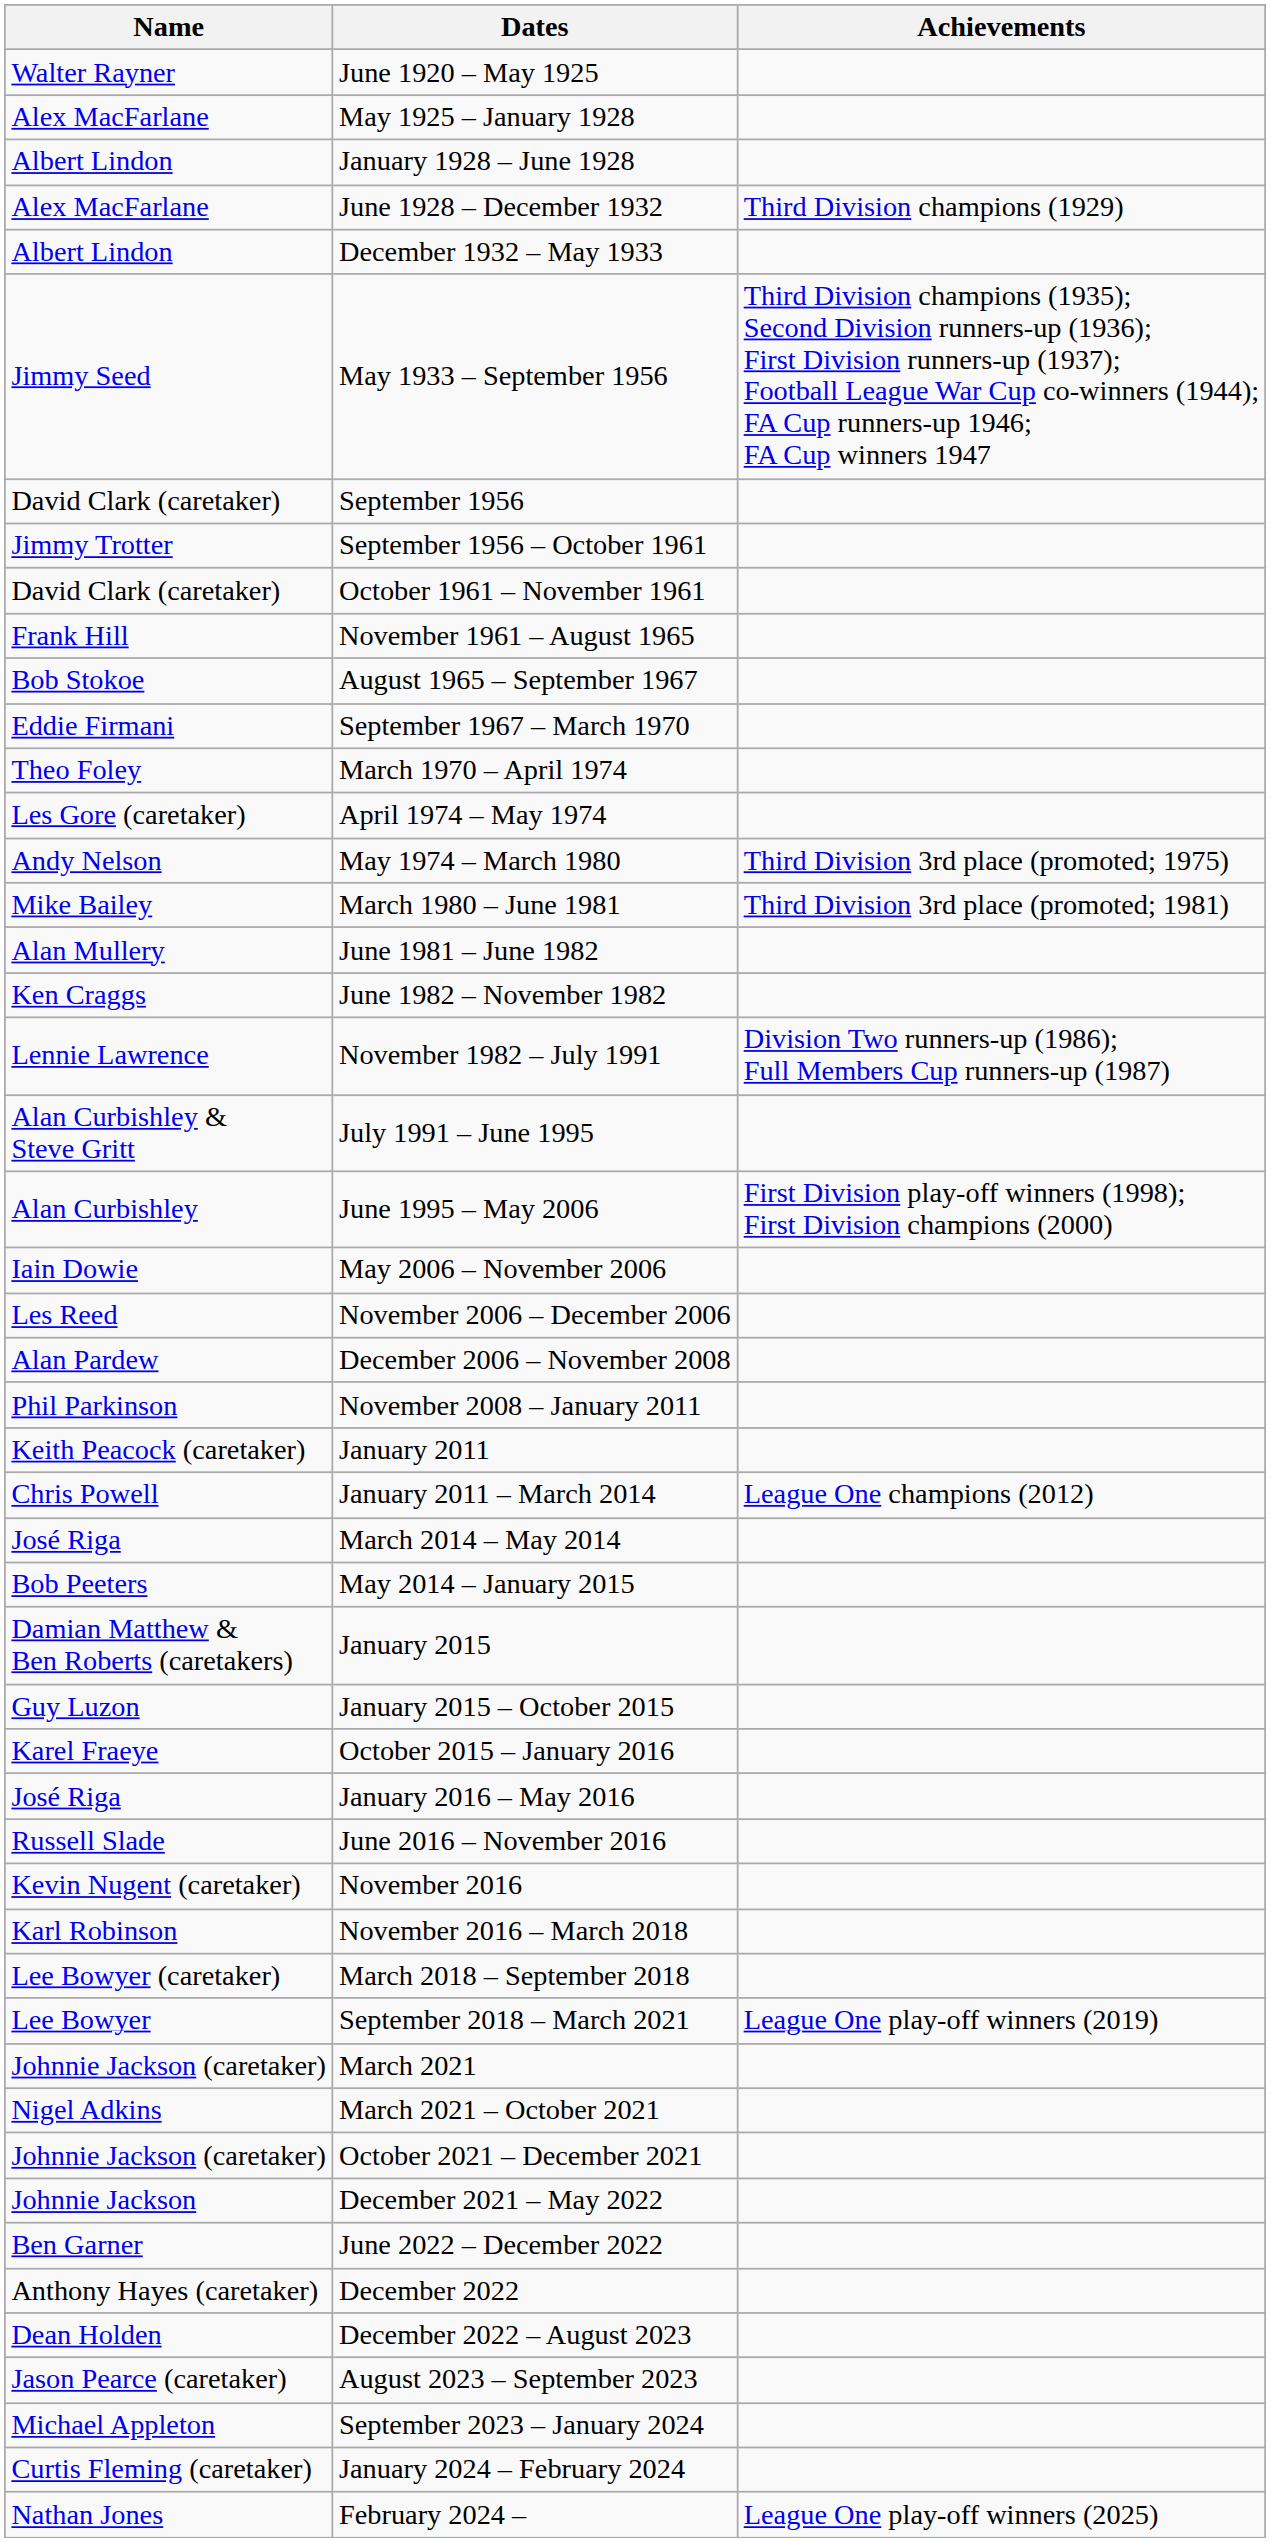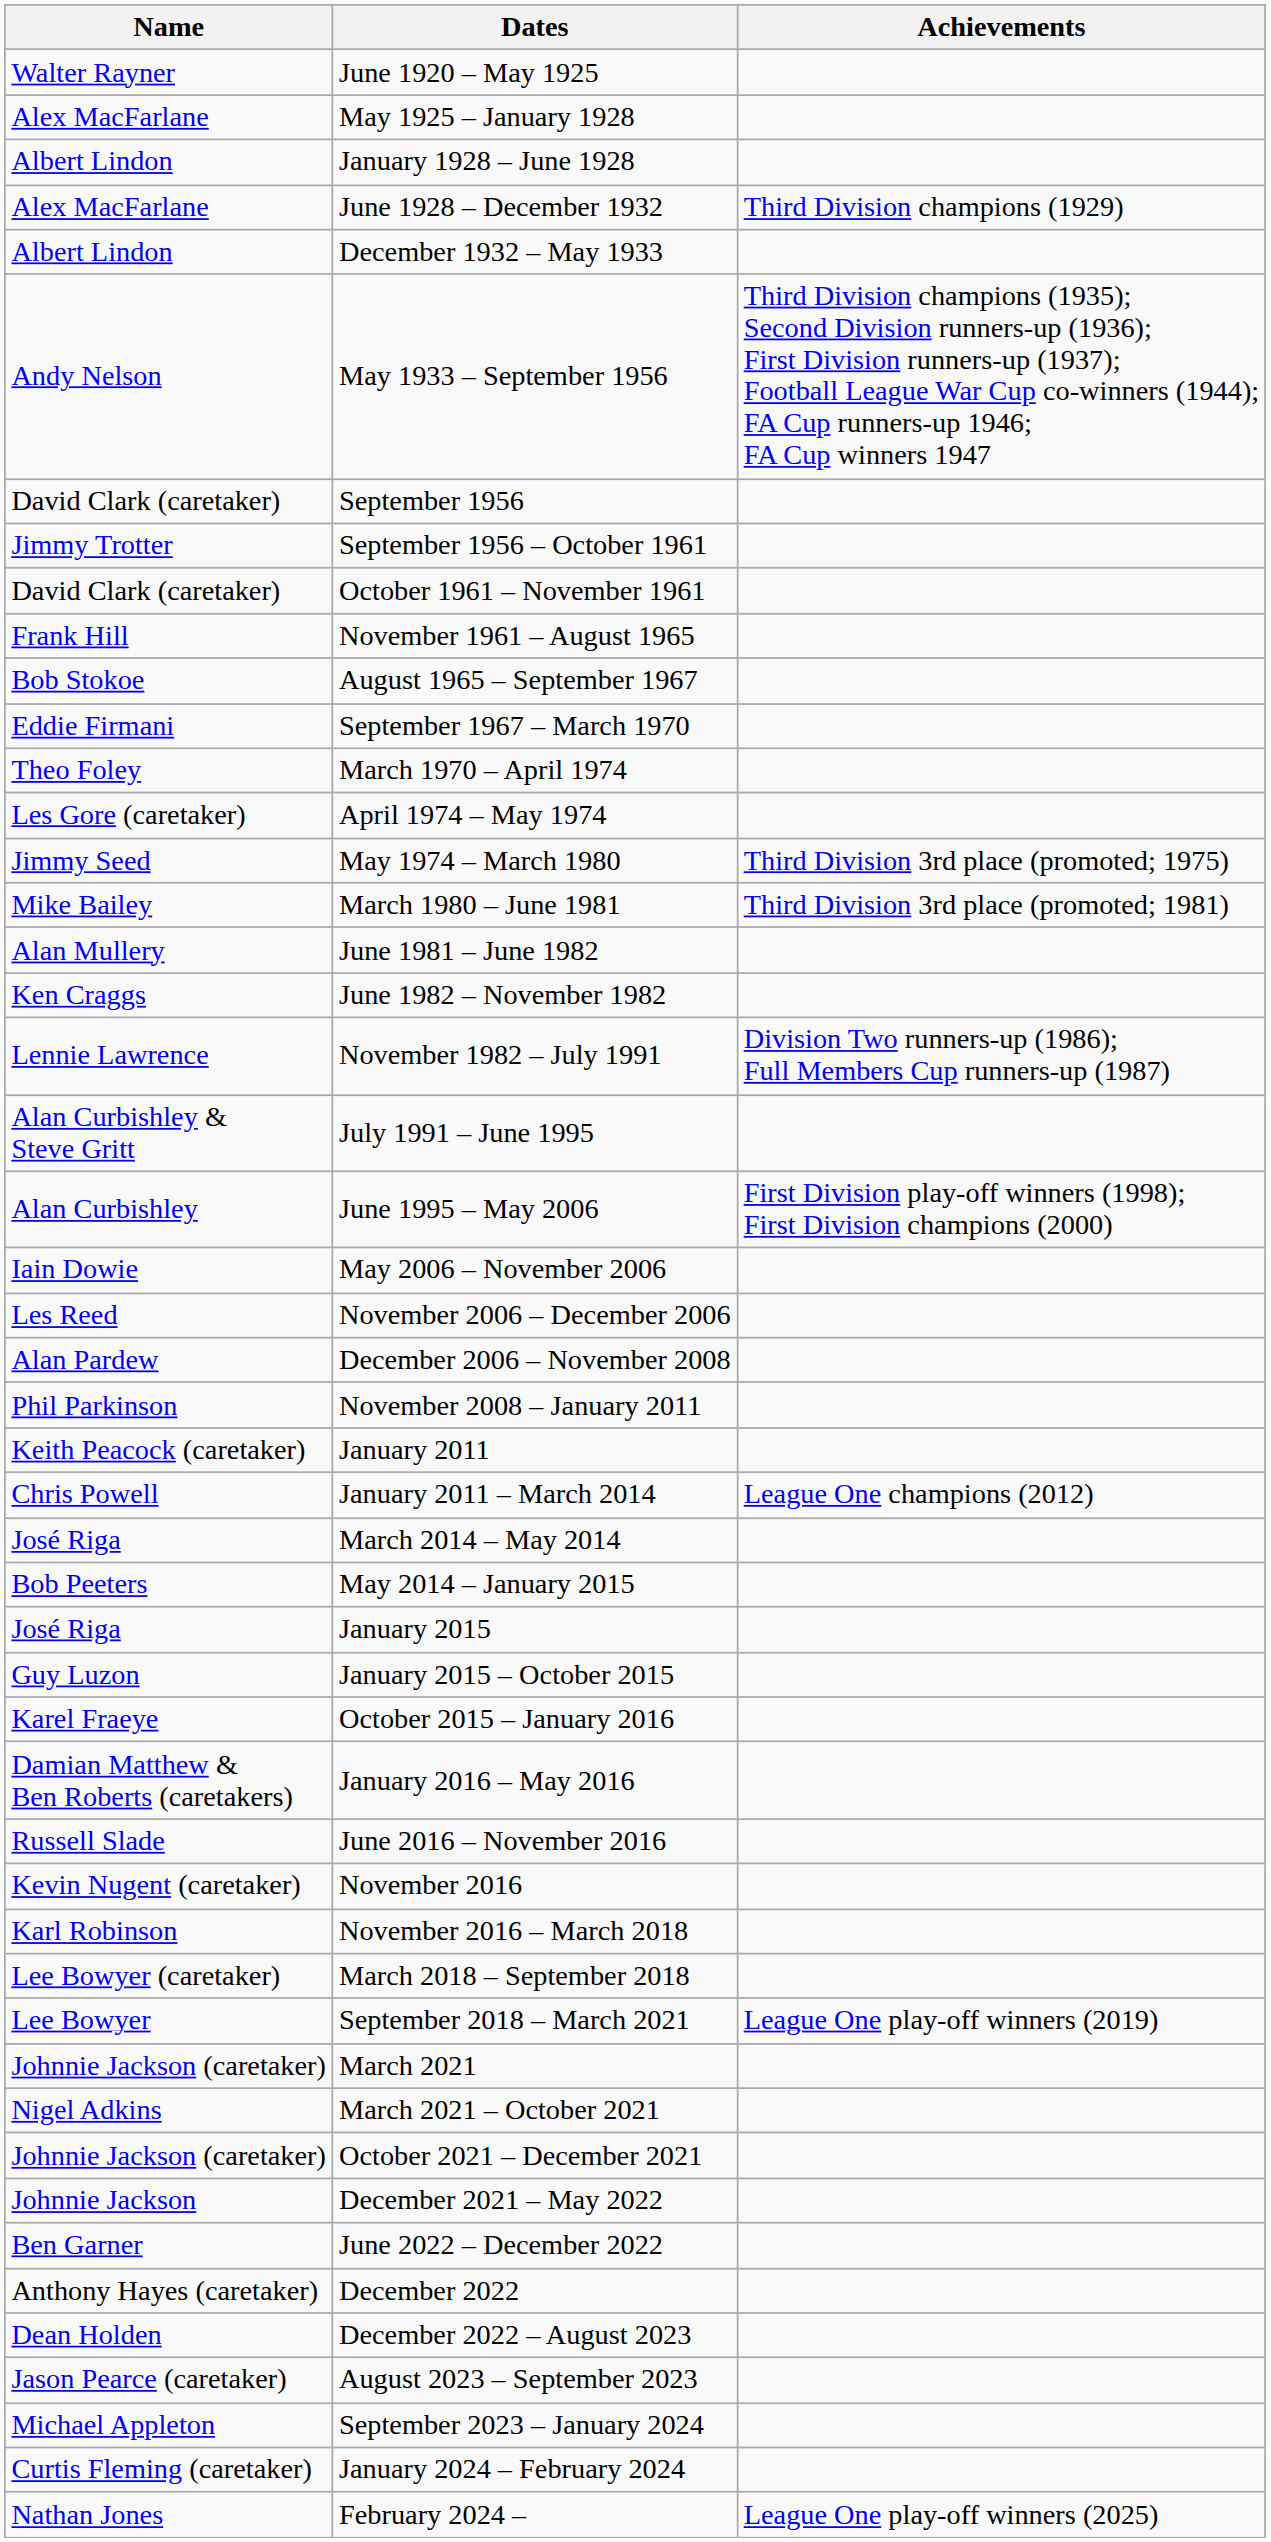(81, 376) Jimmy Seed -> (87, 376) Andy Nelson
(87, 859) Andy Nelson -> (81, 859) Jimmy Seed
(152, 1645) Damian Matthew & Ben Roberts (caretakers) -> (66, 1629) José Riga
(66, 1795) José Riga -> (152, 1779) Damian Matthew & Ben Roberts (caretakers)
